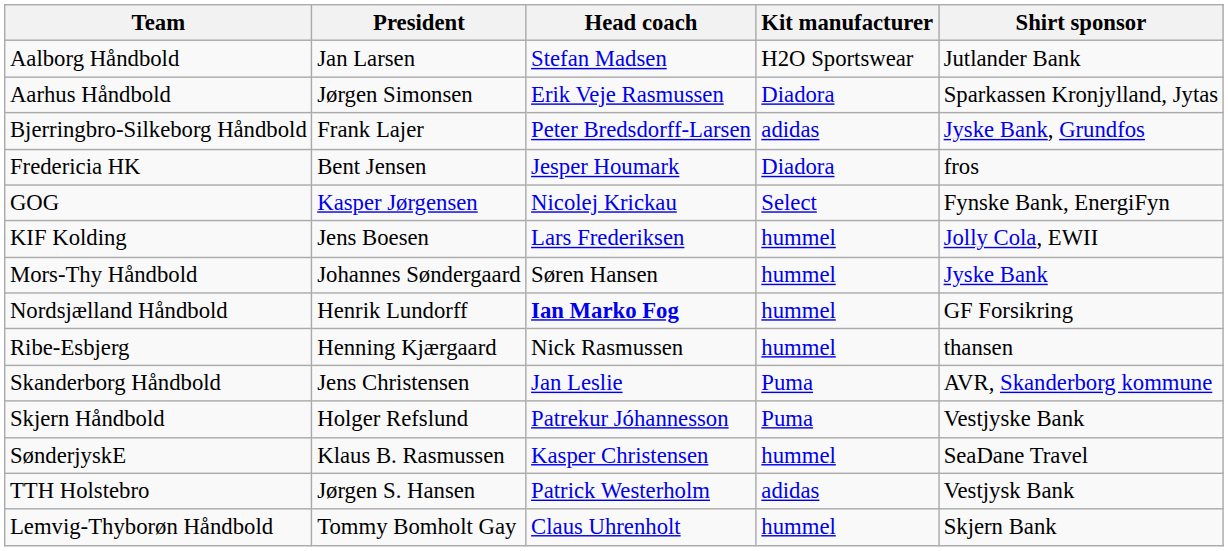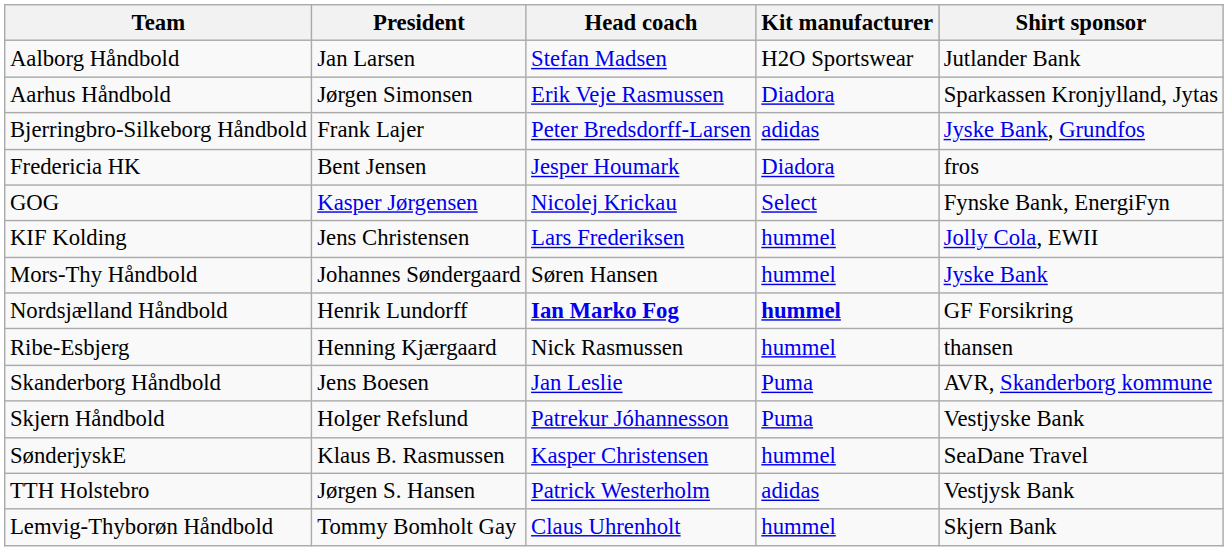(373, 238) Jens Boesen -> (393, 238) Jens Christensen
(799, 310) normal -> (801, 310) bold
(393, 382) Jens Christensen -> (373, 382) Jens Boesen
